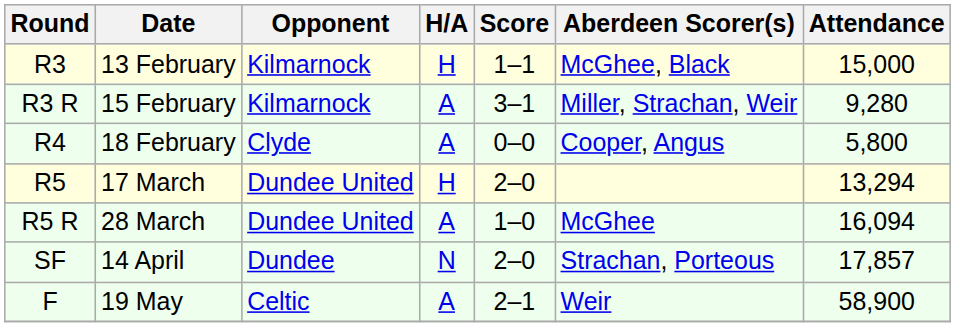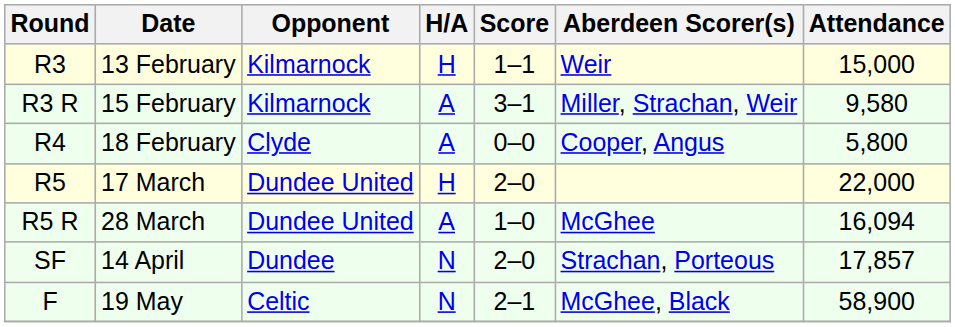(645, 63) McGhee, Black -> (586, 63) Weir
(877, 103) 9,280 -> (877, 103) 9,580
(877, 182) 13,294 -> (877, 182) 22,000
(447, 301) A -> (447, 301) N
(586, 301) Weir -> (645, 301) McGhee, Black
